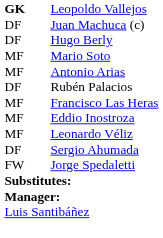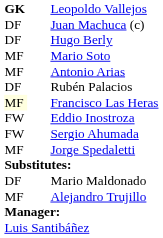(14, 102) no background -> (14, 102) lightyellow background
(14, 118) MF -> (14, 118) FW
- row: (92, 133)
(13, 149) DF -> (14, 133) FW
(14, 165) FW -> (14, 149) MF
+ row: (98, 180)
+ row: (98, 196)
